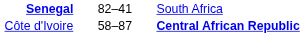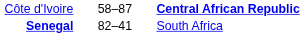rows swapped: (50, 9) <-> (39, 26)
